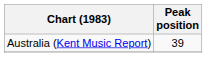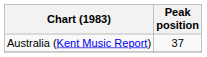(178, 43) 39 -> (178, 43) 37
